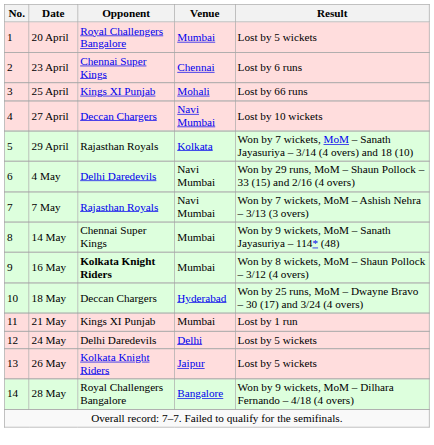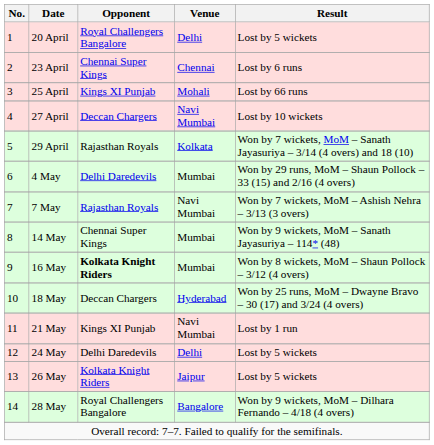(196, 37) Mumbai -> (190, 37) Delhi
(196, 176) Navi Mumbai -> (196, 176) Mumbai
(196, 322) Mumbai -> (196, 328) Navi Mumbai
